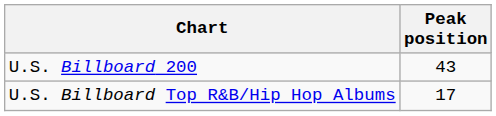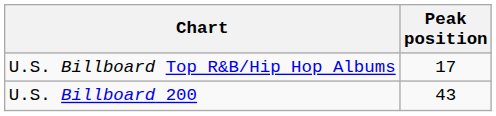rows swapped: (103, 67) <-> (202, 96)
